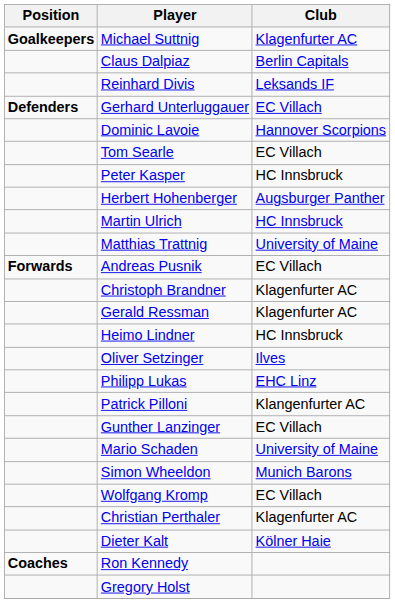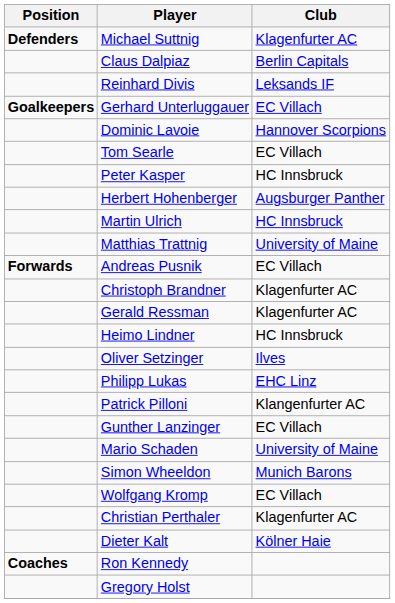(51, 38) Goalkeepers -> (43, 38) Defenders
(43, 107) Defenders -> (51, 107) Goalkeepers
